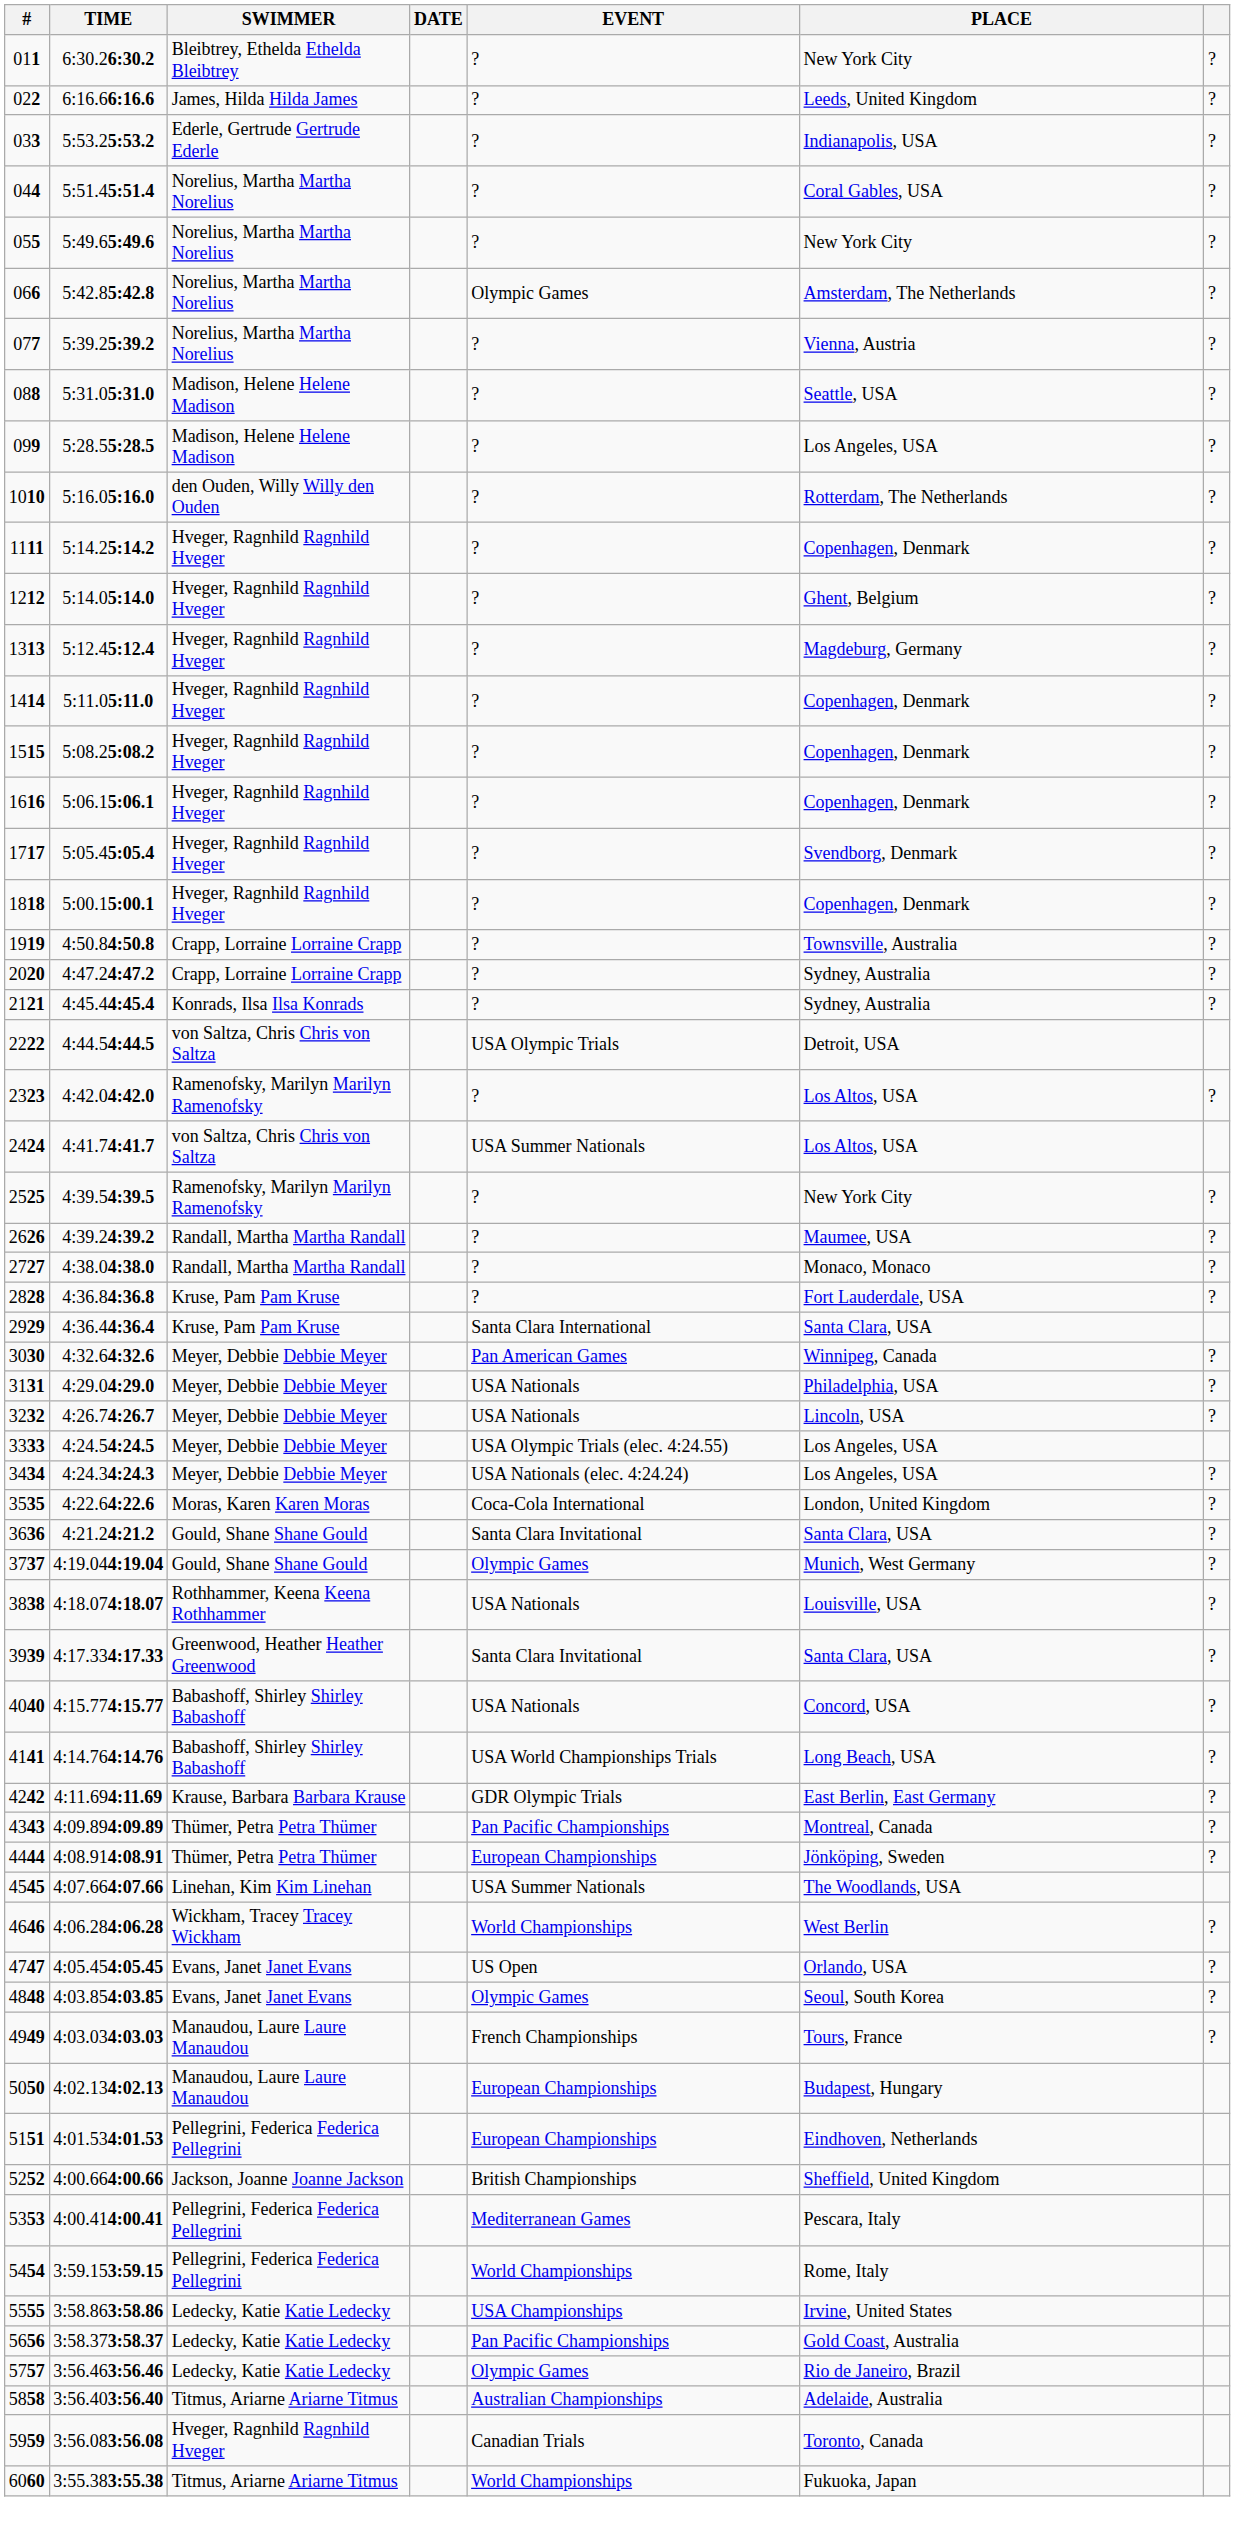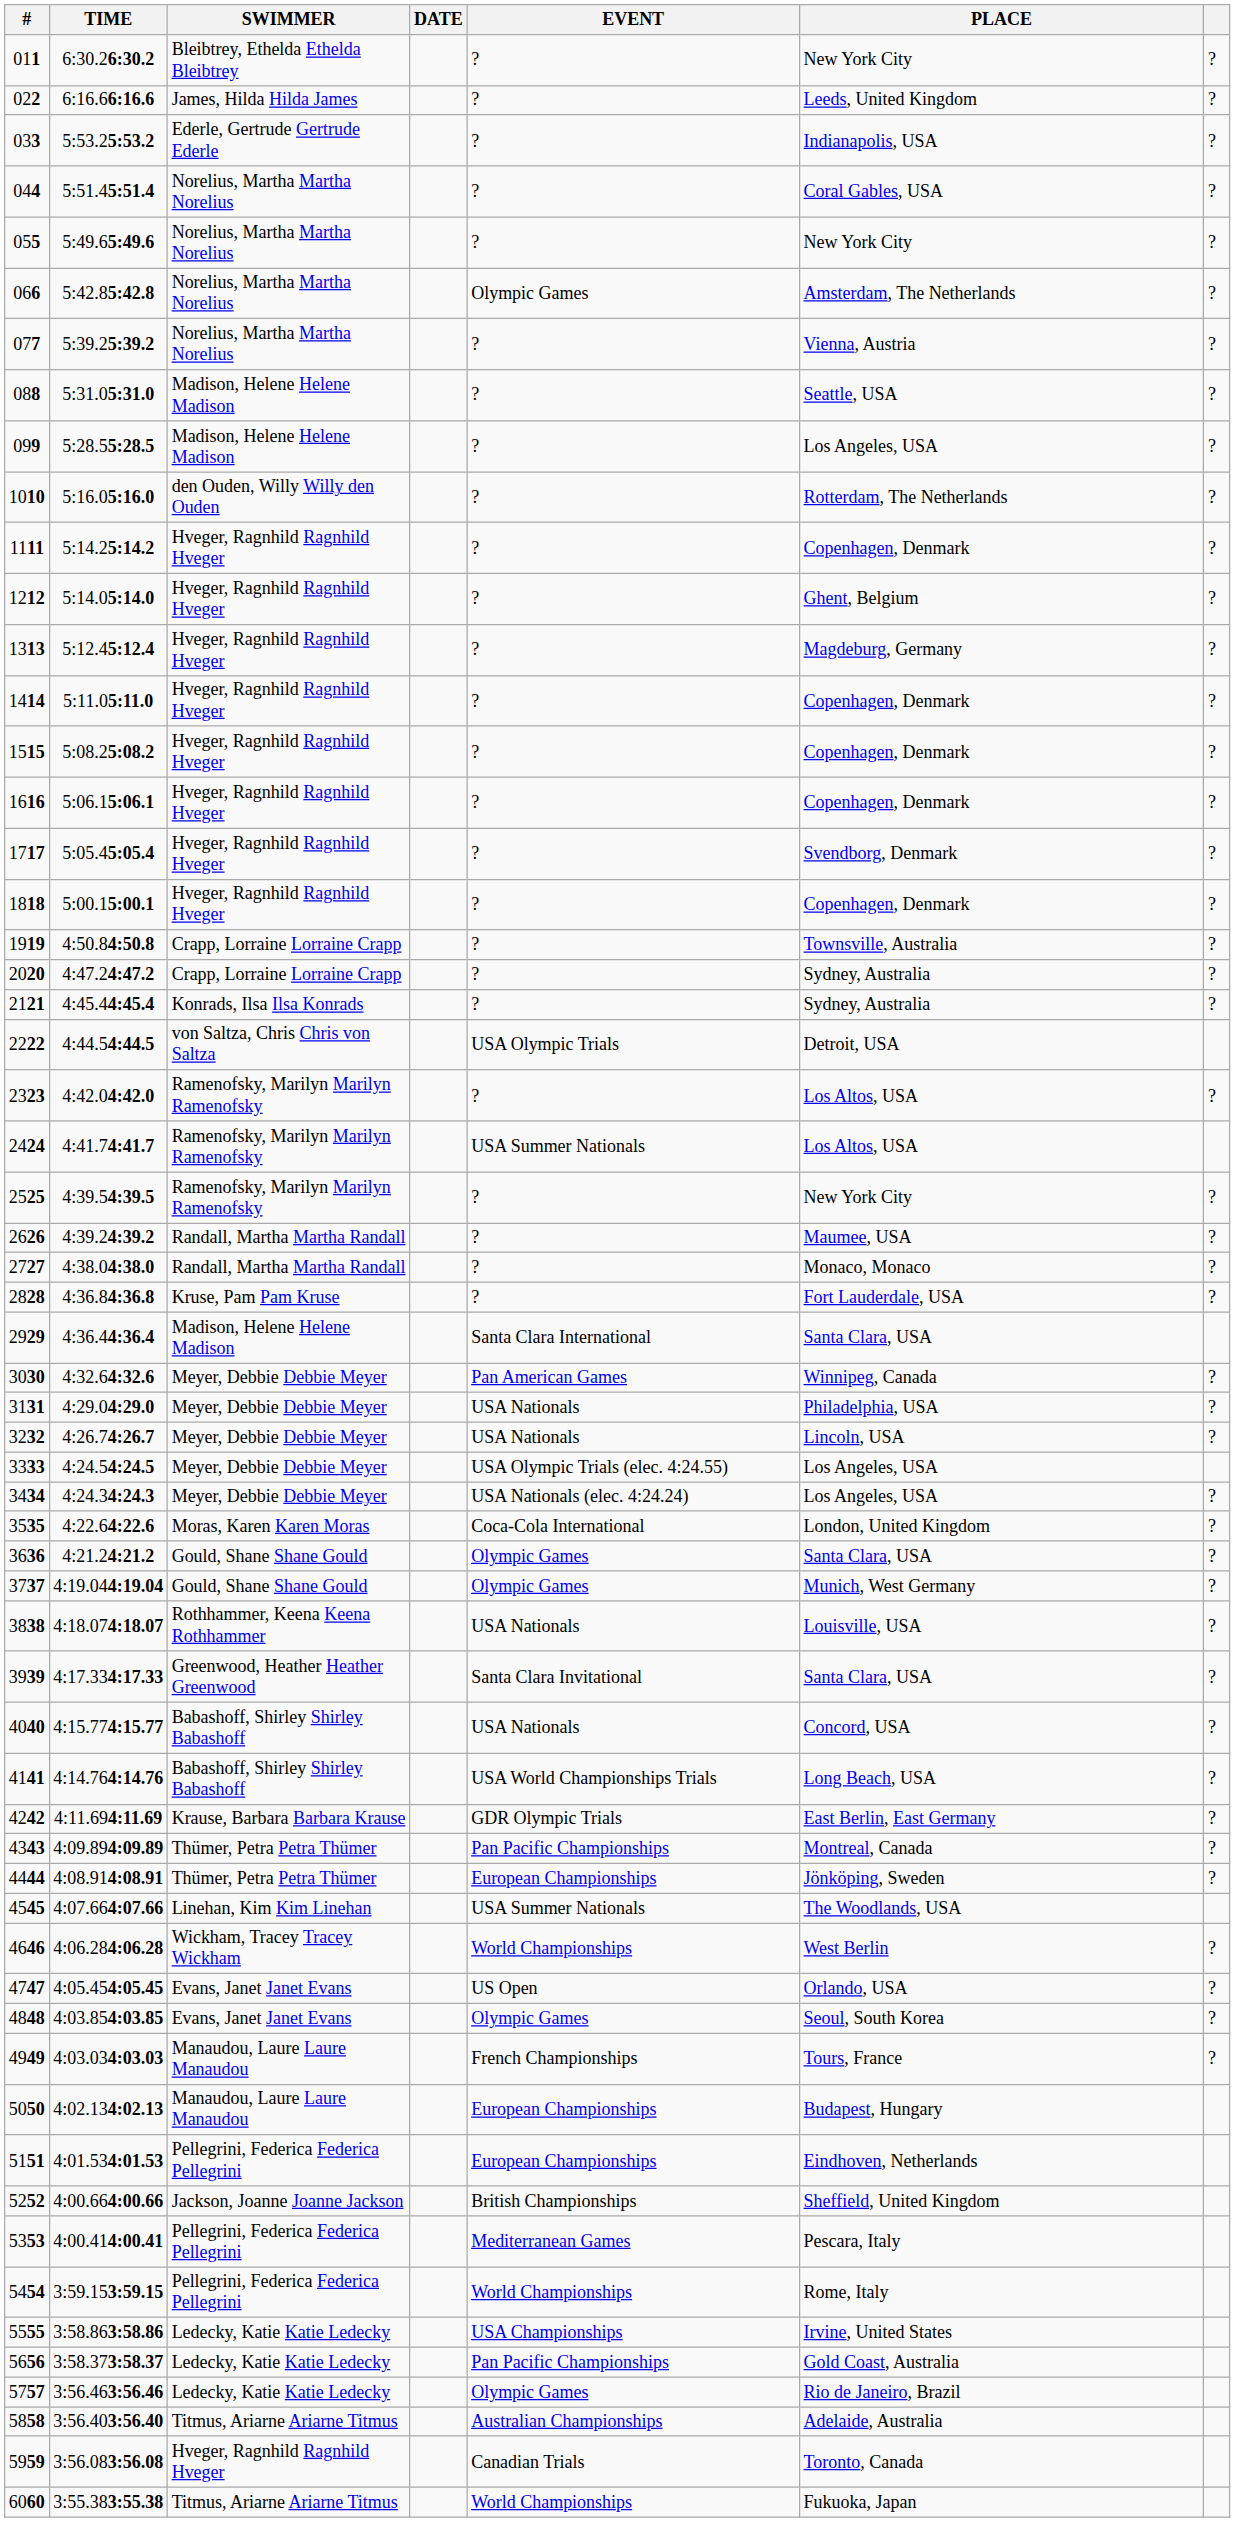(271, 1146) von Saltza, Chris Chris von Saltza -> (281, 1146) Ramenofsky, Marilyn Marilyn Ramenofsky
(256, 1326) Kruse, Pam Pam Kruse -> (261, 1337) Madison, Helene Helene Madison
(557, 1534) Santa Clara Invitational -> (530, 1555) Olympic Games
